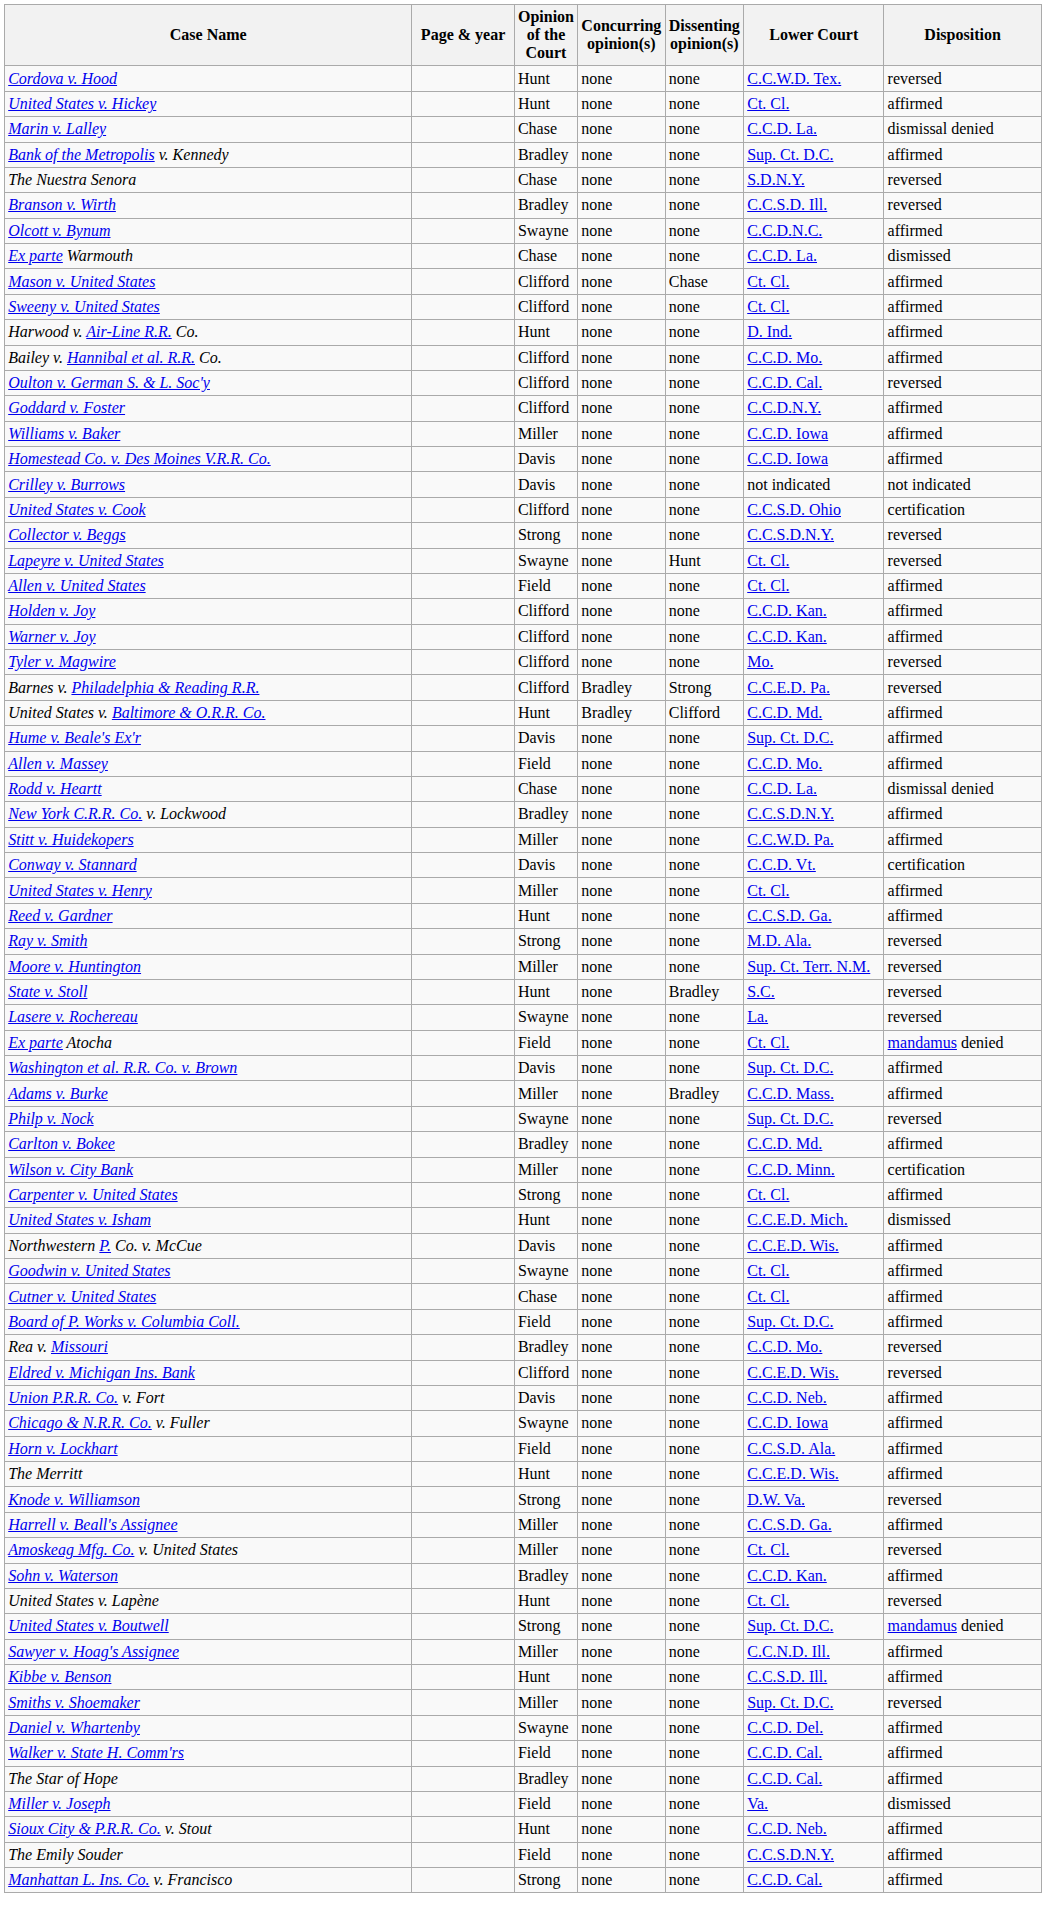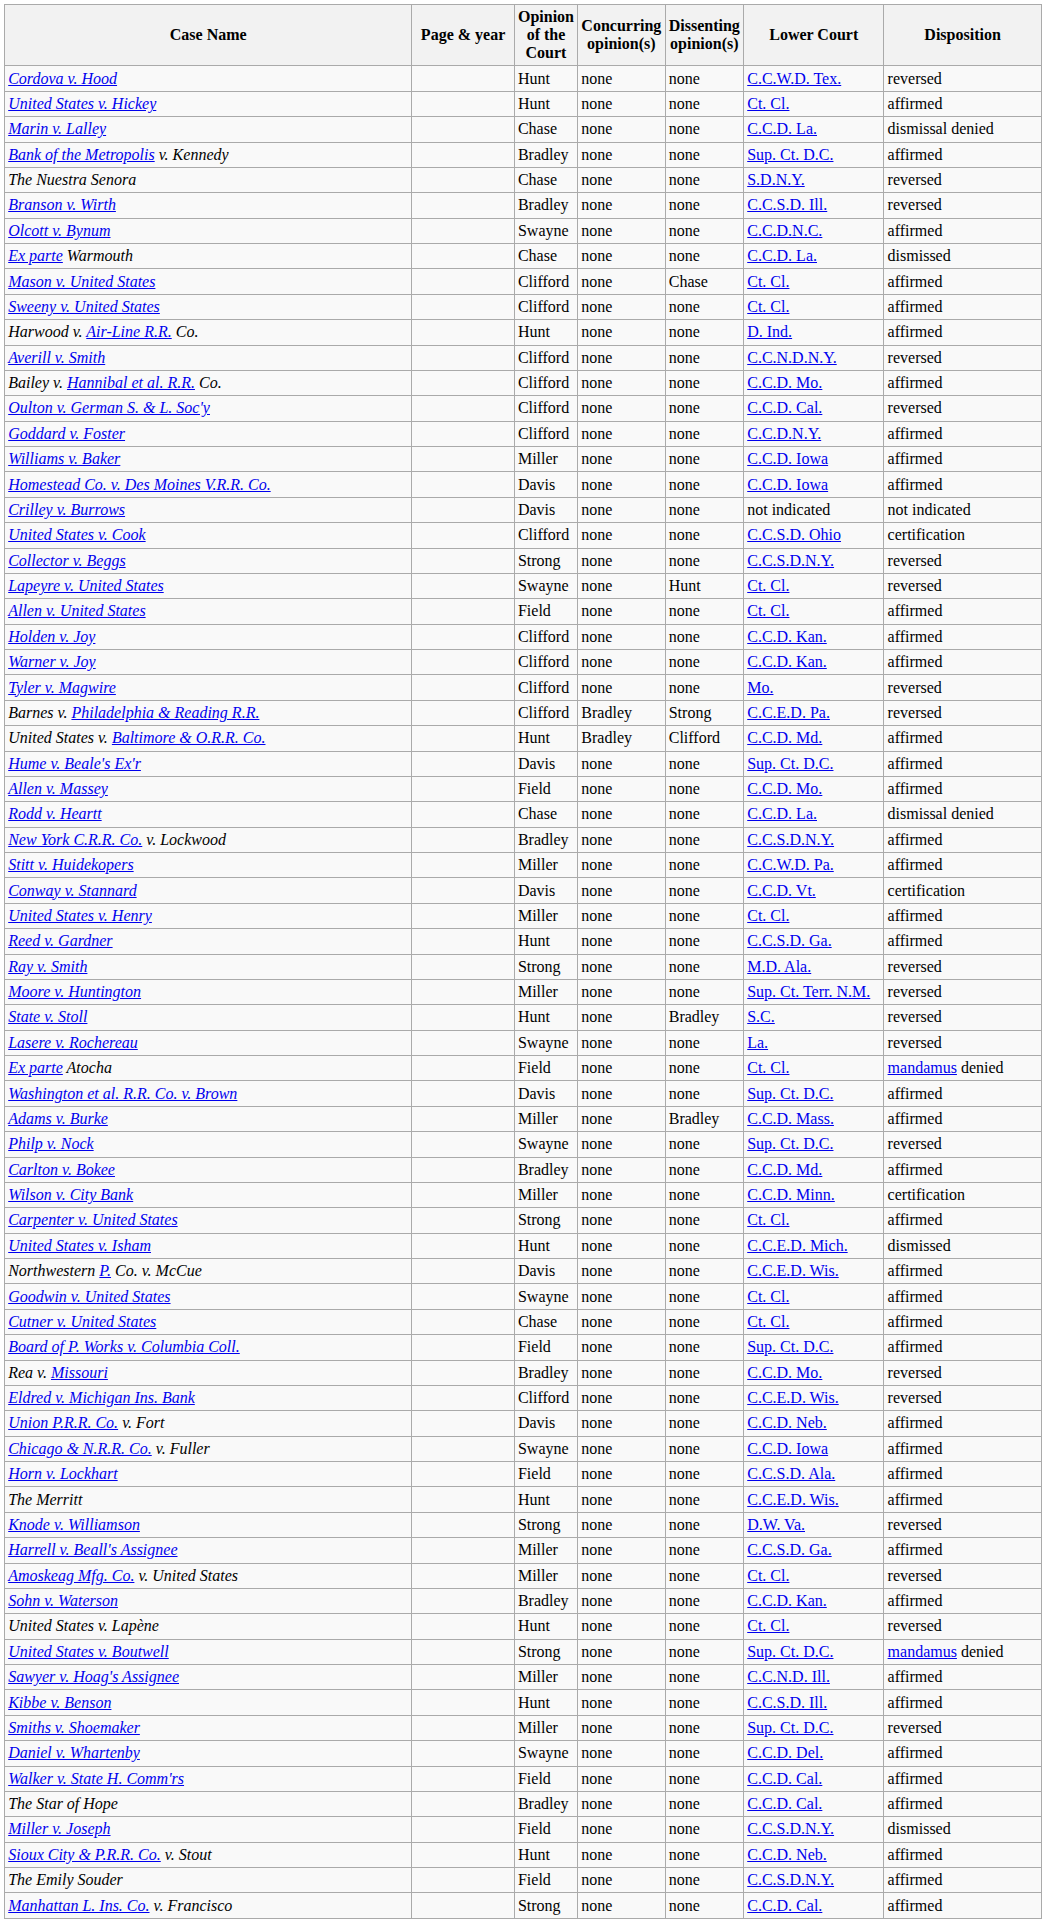+ row: (57, 357)
(758, 1804) Va. -> (791, 1829) C.C.S.D.N.Y.
